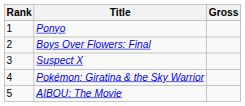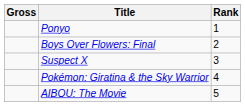columns swapped: (19, 12) <-> (224, 12)
